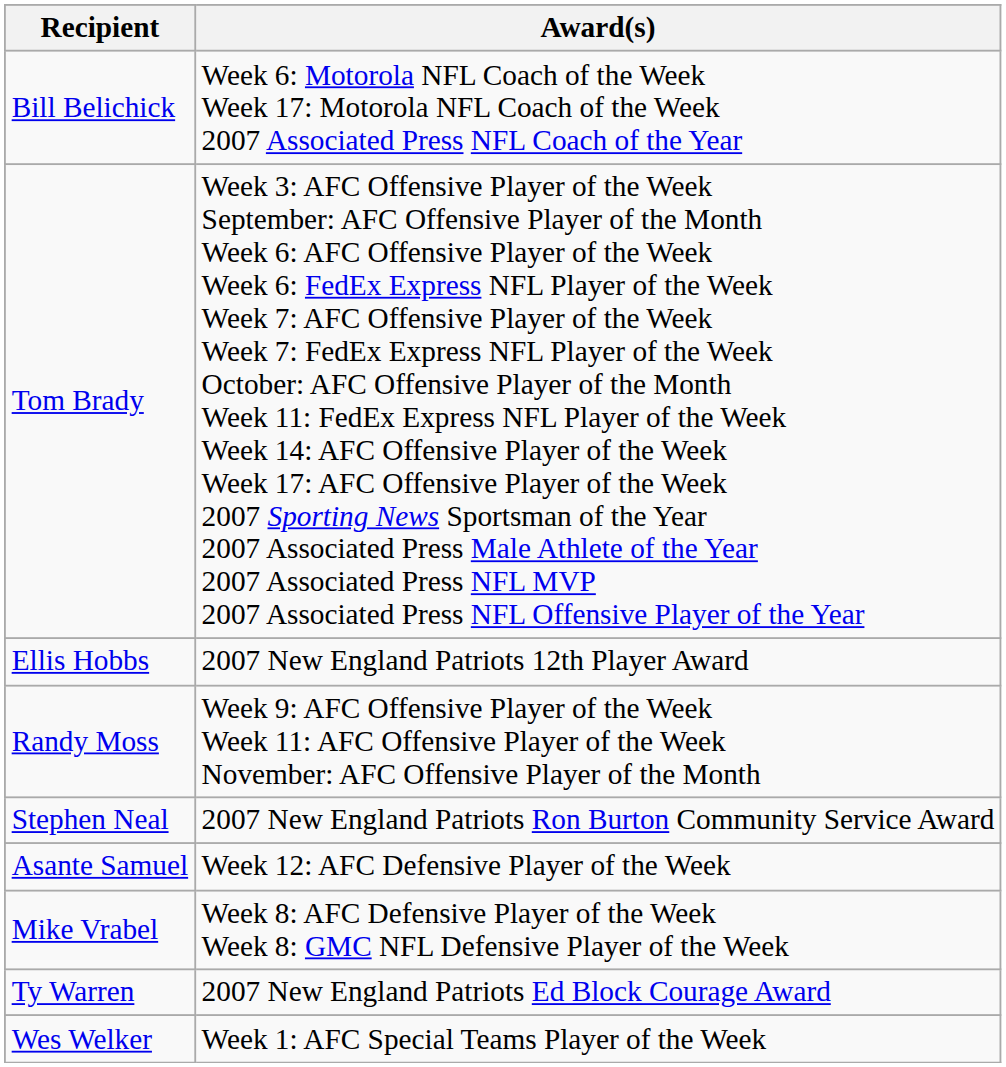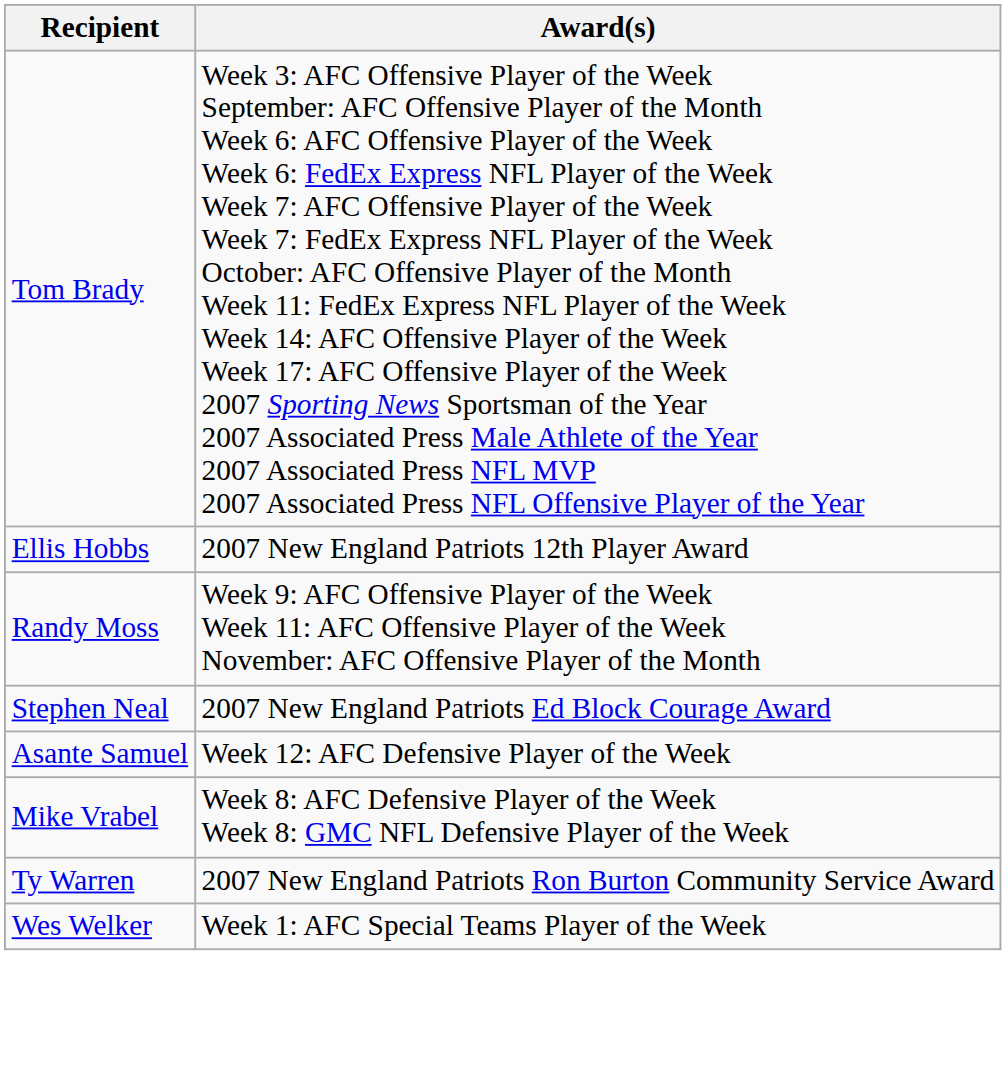- row: (93, 107)
(598, 819) 2007 New England Patriots Ron Burton Community Service Award -> (516, 707) 2007 New England Patriots Ed Block Courage Award
(516, 992) 2007 New England Patriots Ed Block Courage Award -> (598, 879) 2007 New England Patriots Ron Burton Community Service Award
